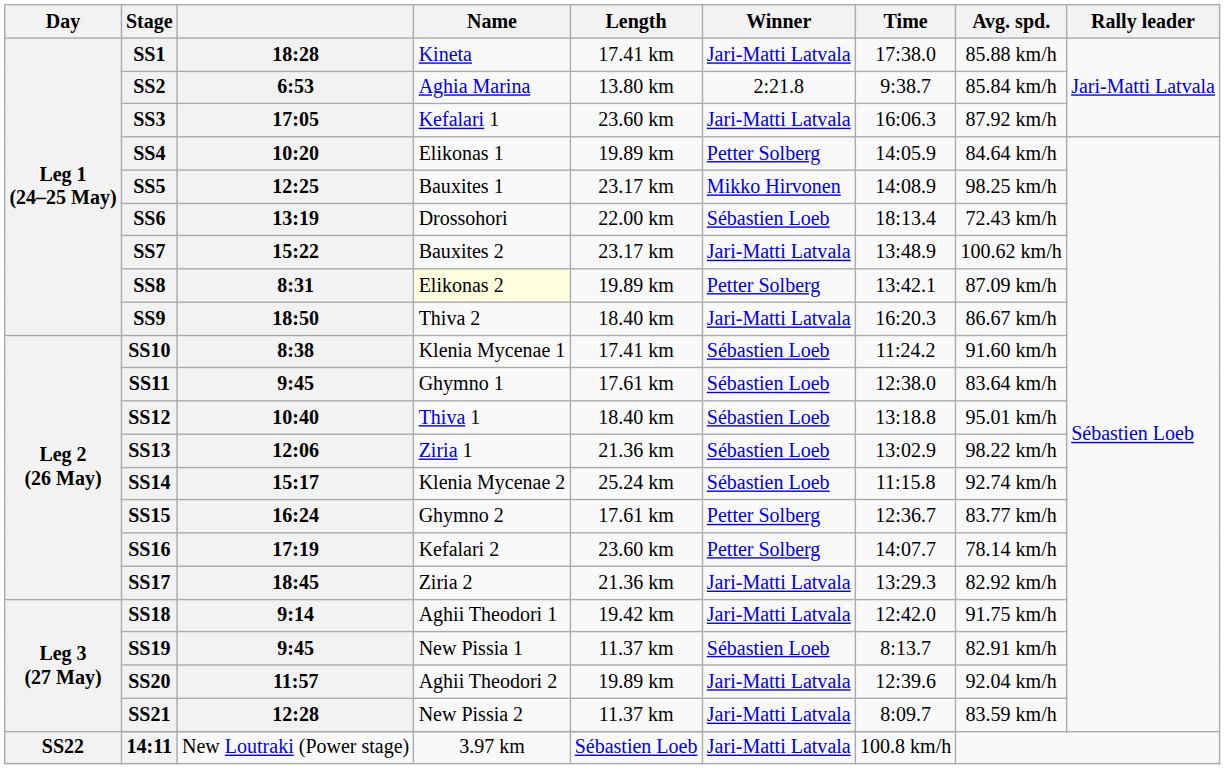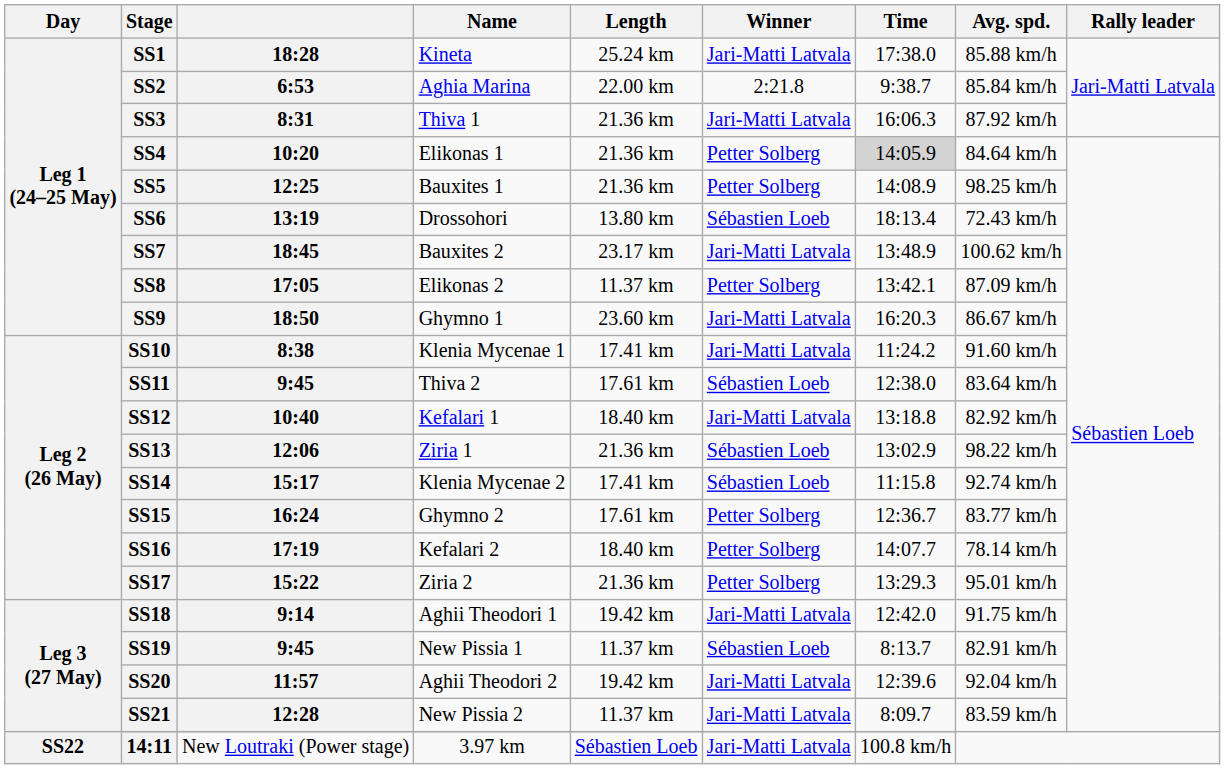(636, 54) 17.41 km -> (636, 54) 25.24 km
(636, 87) 13.80 km -> (636, 87) 22.00 km
(296, 120) 17:05 -> (296, 120) 8:31
(459, 120) Kefalari 1 -> (449, 120) Thiva 1
(636, 120) 23.60 km -> (636, 120) 21.36 km
(636, 153) 19.89 km -> (636, 153) 21.36 km
(906, 153) no background -> (906, 153) lightgrey background
(636, 186) 23.17 km -> (636, 186) 21.36 km
(774, 186) Mikko Hirvonen -> (764, 186) Petter Solberg
(636, 219) 22.00 km -> (636, 219) 13.80 km
(296, 252) 15:22 -> (296, 252) 18:45
(296, 285) 8:31 -> (296, 285) 17:05
(461, 285) lightyellow background -> (461, 285) no background
(636, 285) 19.89 km -> (636, 285) 11.37 km
(449, 318) Thiva 2 -> (461, 318) Ghymno 1
(636, 318) 18.40 km -> (636, 318) 23.60 km
(768, 351) Sébastien Loeb -> (779, 351) Jari-Matti Latvala
(461, 384) Ghymno 1 -> (449, 384) Thiva 2
(449, 417) Thiva 1 -> (459, 417) Kefalari 1
(768, 417) Sébastien Loeb -> (779, 417) Jari-Matti Latvala
(1011, 417) 95.01 km/h -> (1011, 417) 82.92 km/h
(636, 483) 25.24 km -> (636, 483) 17.41 km
(636, 549) 23.60 km -> (636, 549) 18.40 km
(296, 582) 18:45 -> (296, 582) 15:22
(779, 582) Jari-Matti Latvala -> (764, 582) Petter Solberg
(1011, 582) 82.92 km/h -> (1011, 582) 95.01 km/h
(636, 681) 19.89 km -> (636, 681) 19.42 km
